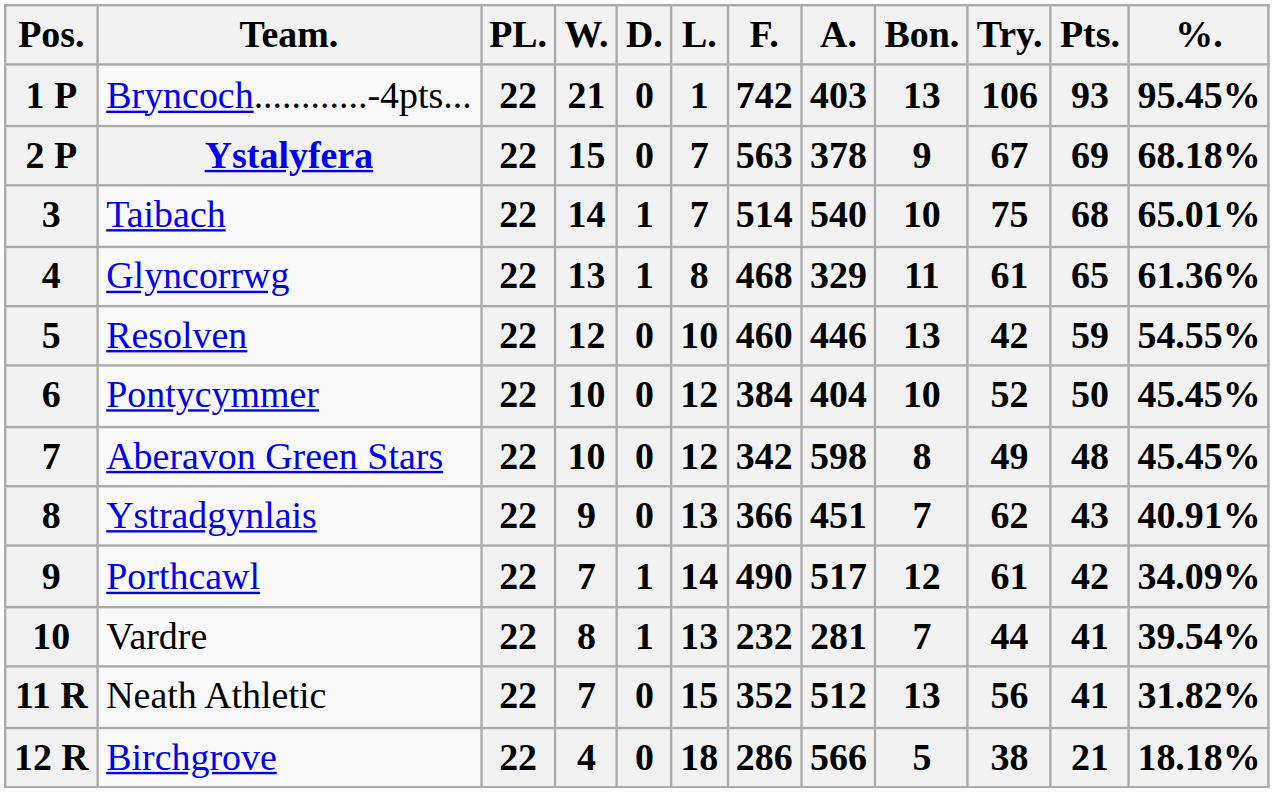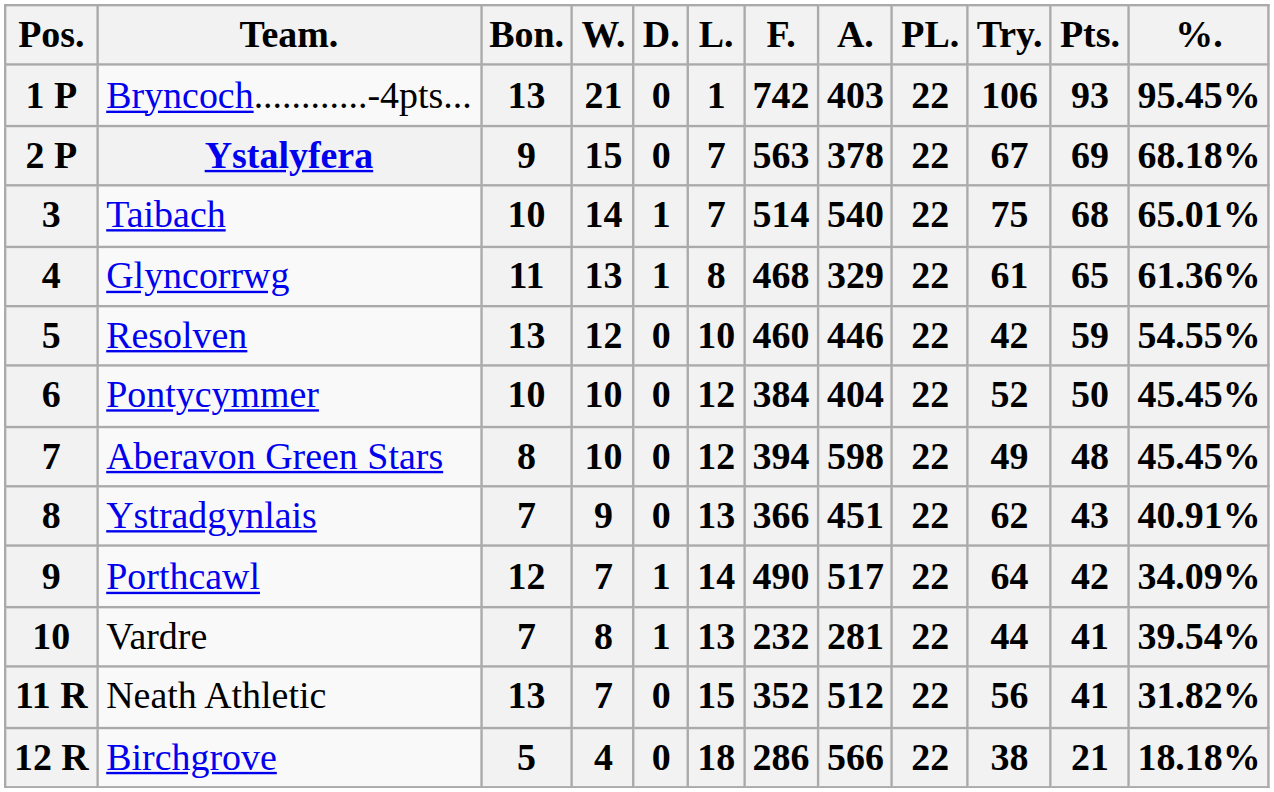columns swapped: (518, 34) <-> (922, 34)
(764, 455) 342 -> (781, 455) 394
(1010, 575) 61 -> (1010, 575) 64
